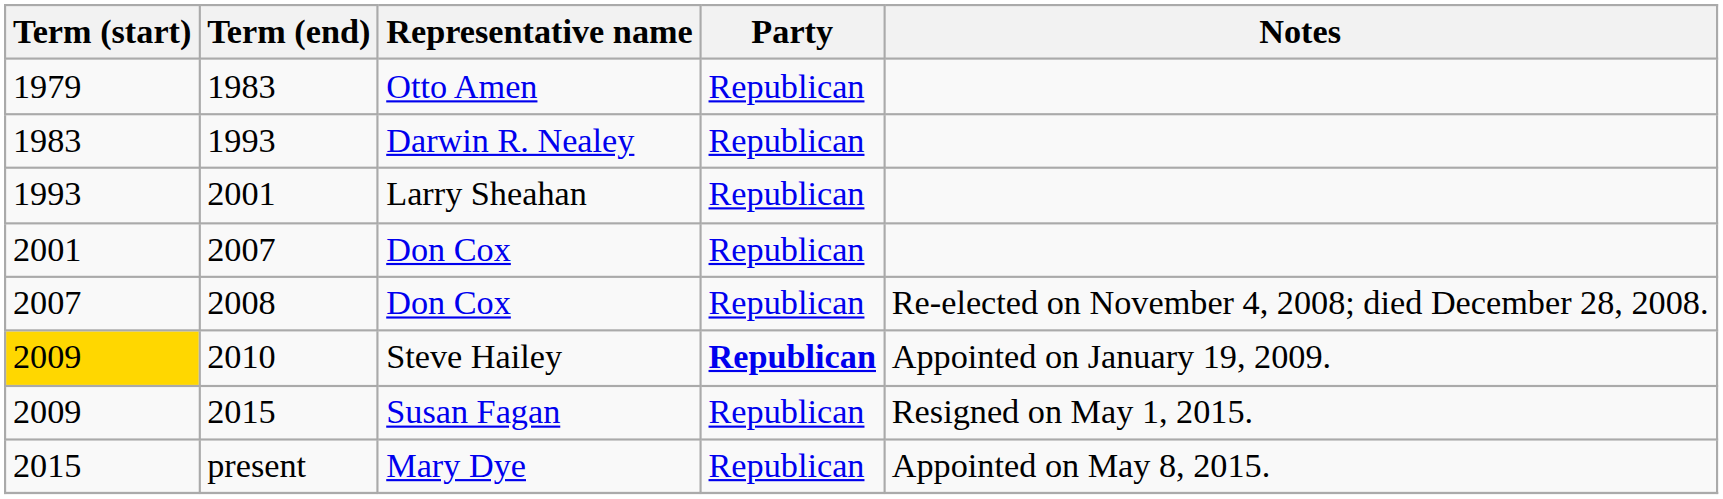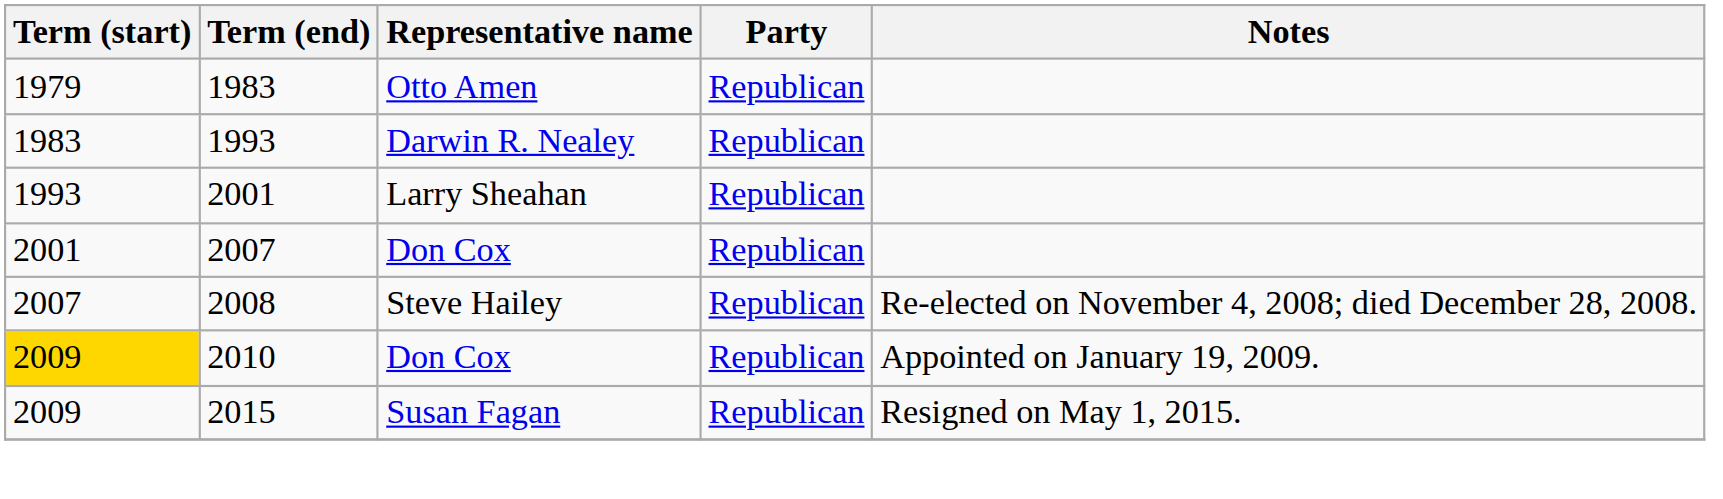(449, 303) Don Cox -> (474, 303) Steve Hailey
(474, 357) Steve Hailey -> (449, 357) Don Cox
(792, 357) bold -> (787, 357) normal
- row: (257, 466)
